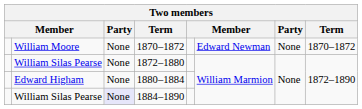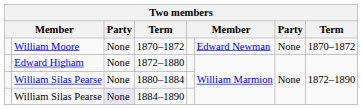(58, 63) William Silas Pearse -> (49, 63) Edward Higham
(49, 79) Edward Higham -> (58, 79) William Silas Pearse
